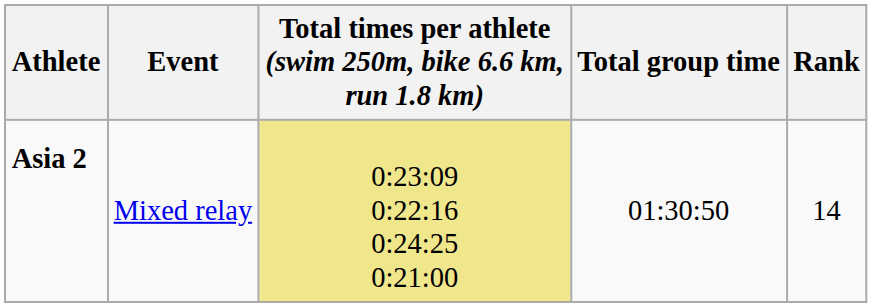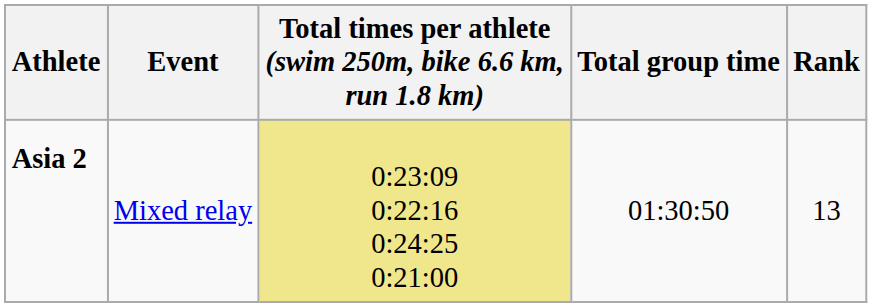(827, 210) 14 -> (827, 210) 13
